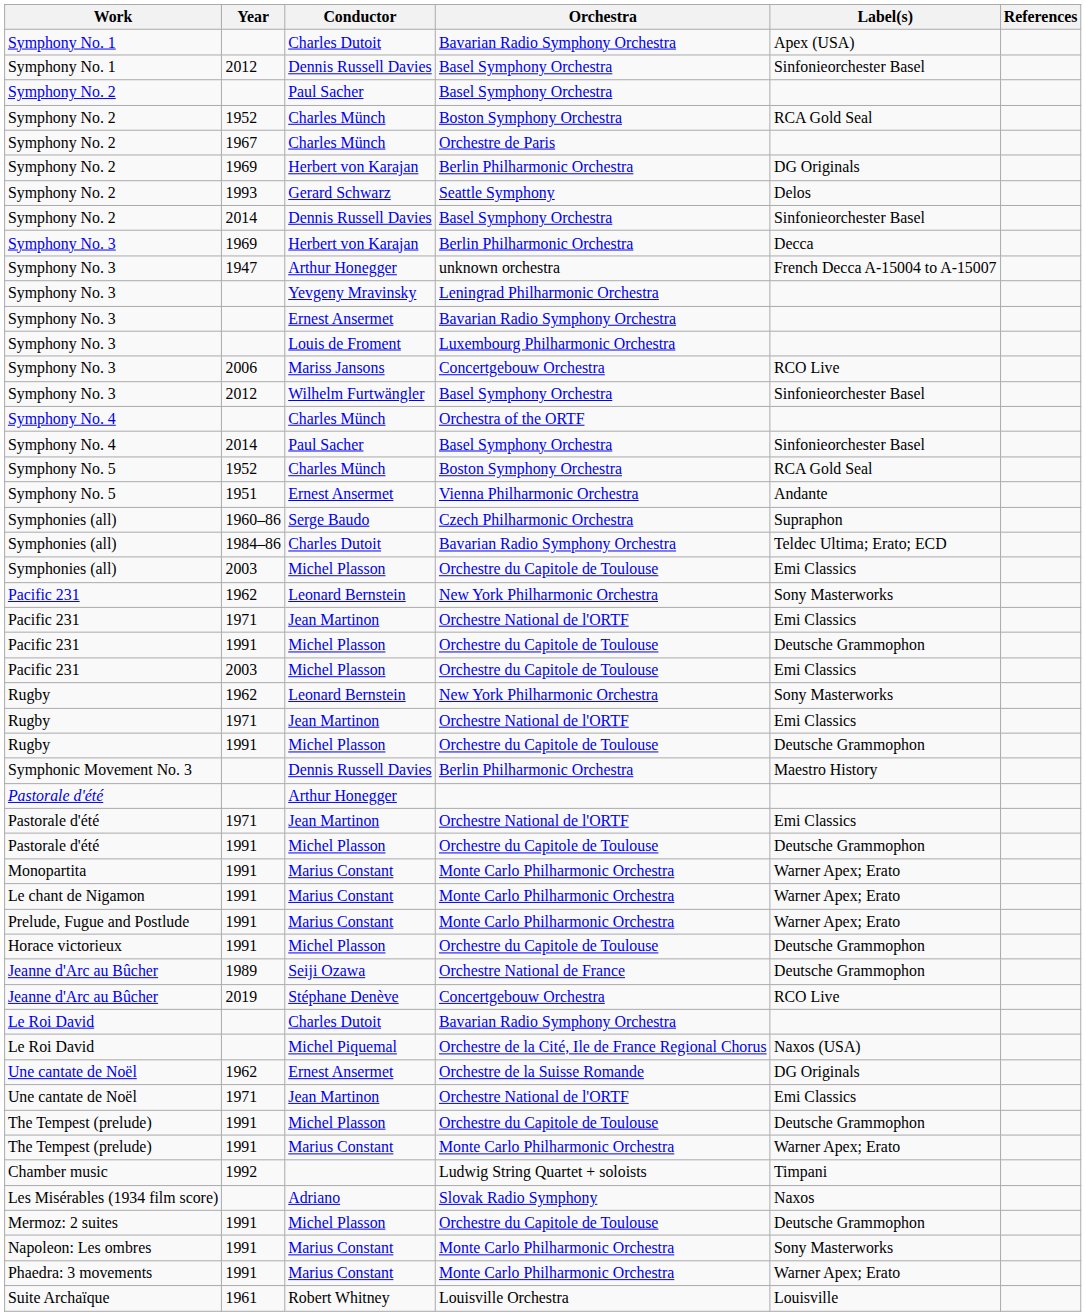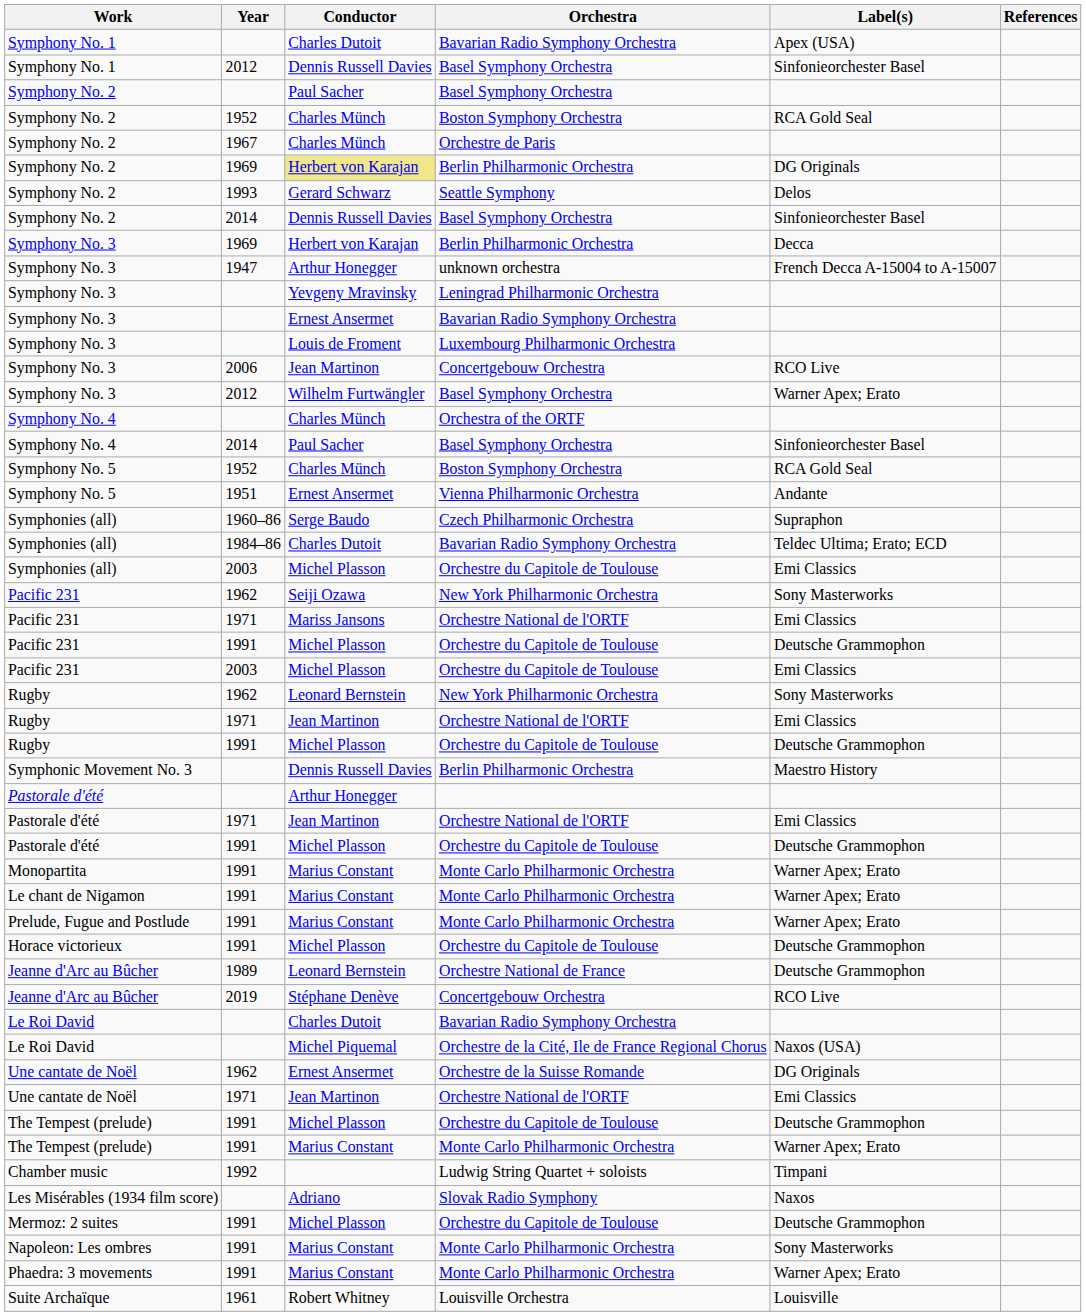(353, 167) no background -> (353, 167) khaki background
(336, 368) Mariss Jansons -> (334, 368) Jean Martinon
(849, 393) Sinfonieorchester Basel -> (837, 393) Warner Apex; Erato
(347, 594) Leonard Bernstein -> (327, 594) Seiji Ozawa
(334, 619) Jean Martinon -> (336, 619) Mariss Jansons
(327, 971) Seiji Ozawa -> (347, 971) Leonard Bernstein
